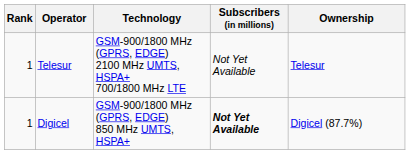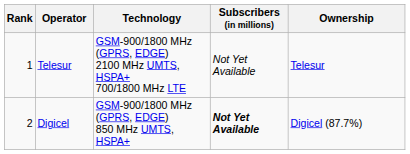(30, 123) 1 -> (30, 123) 2
